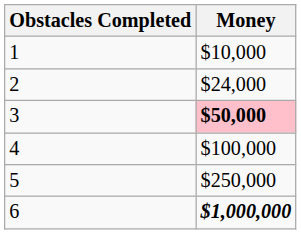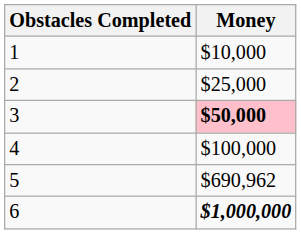(233, 84) $24,000 -> (233, 84) $25,000
(238, 180) $250,000 -> (238, 180) $690,962
